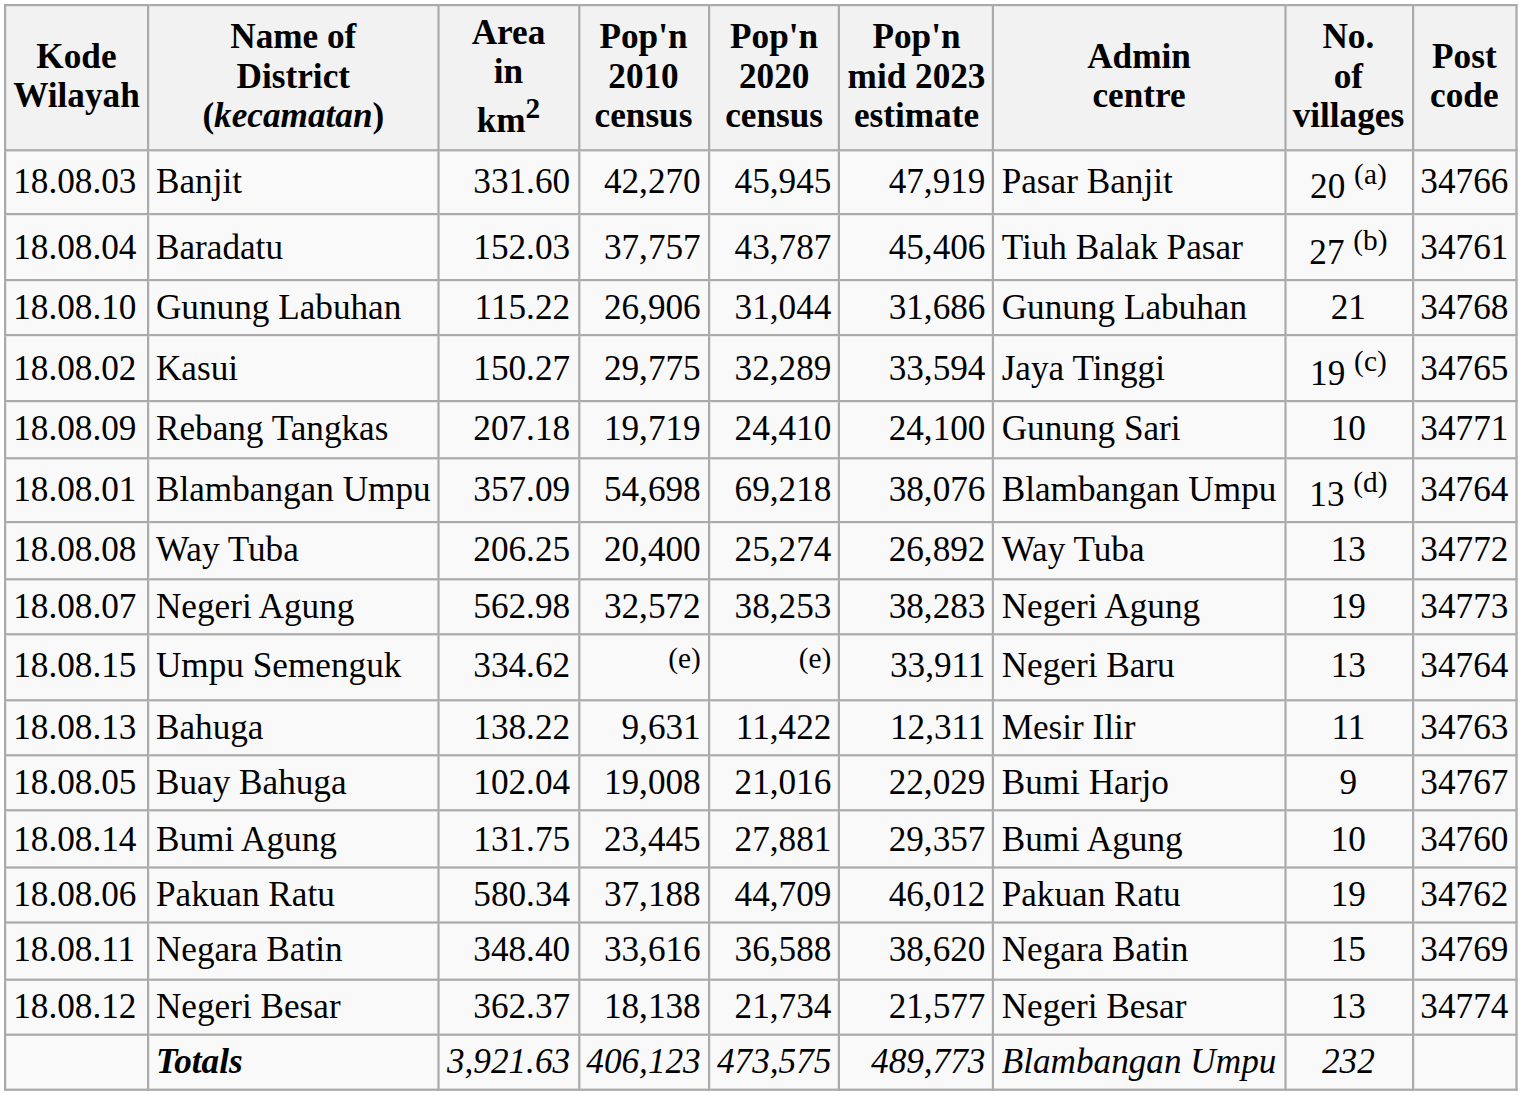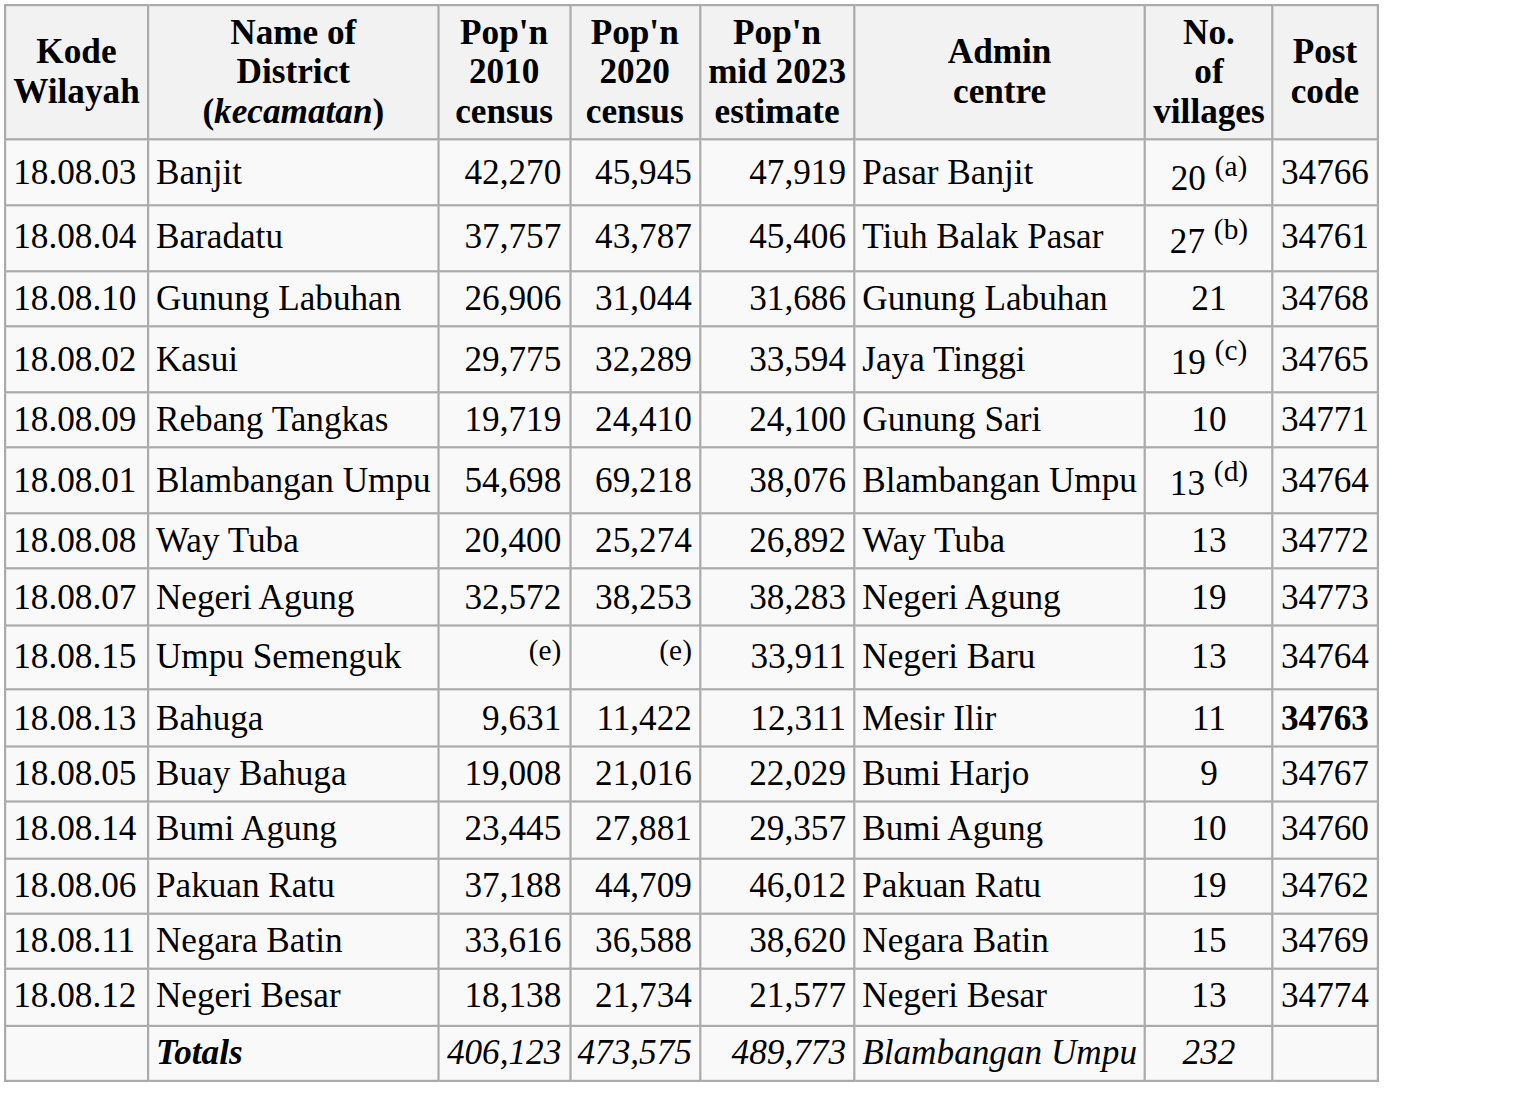- column: (508, 76)
(1464, 726) normal -> (1325, 717) bold
